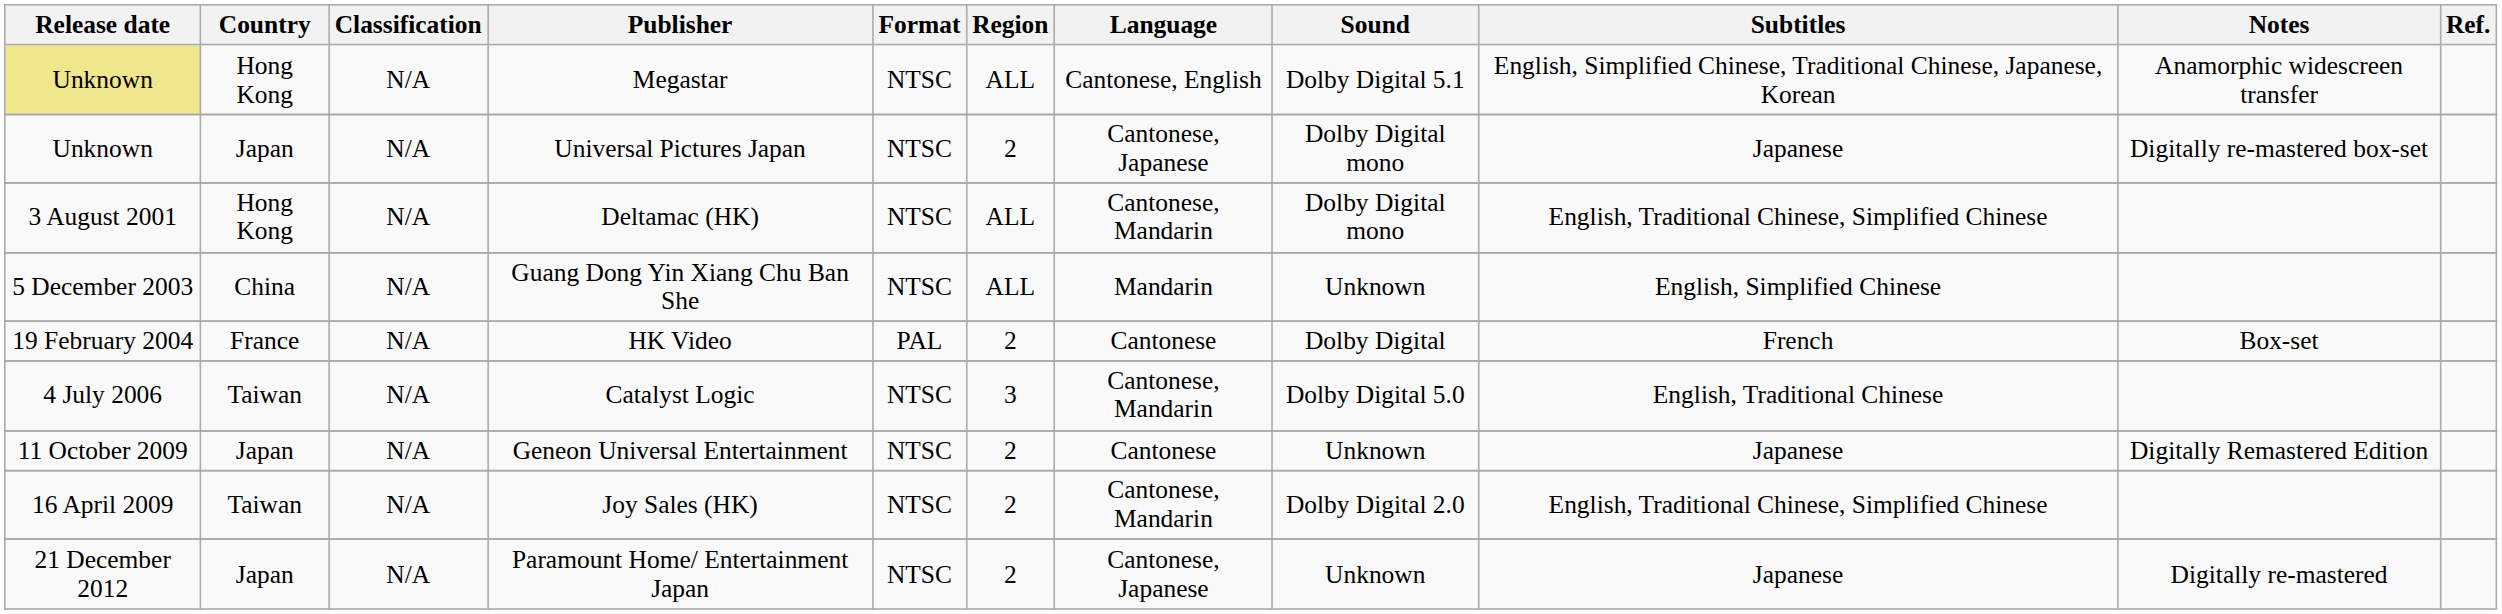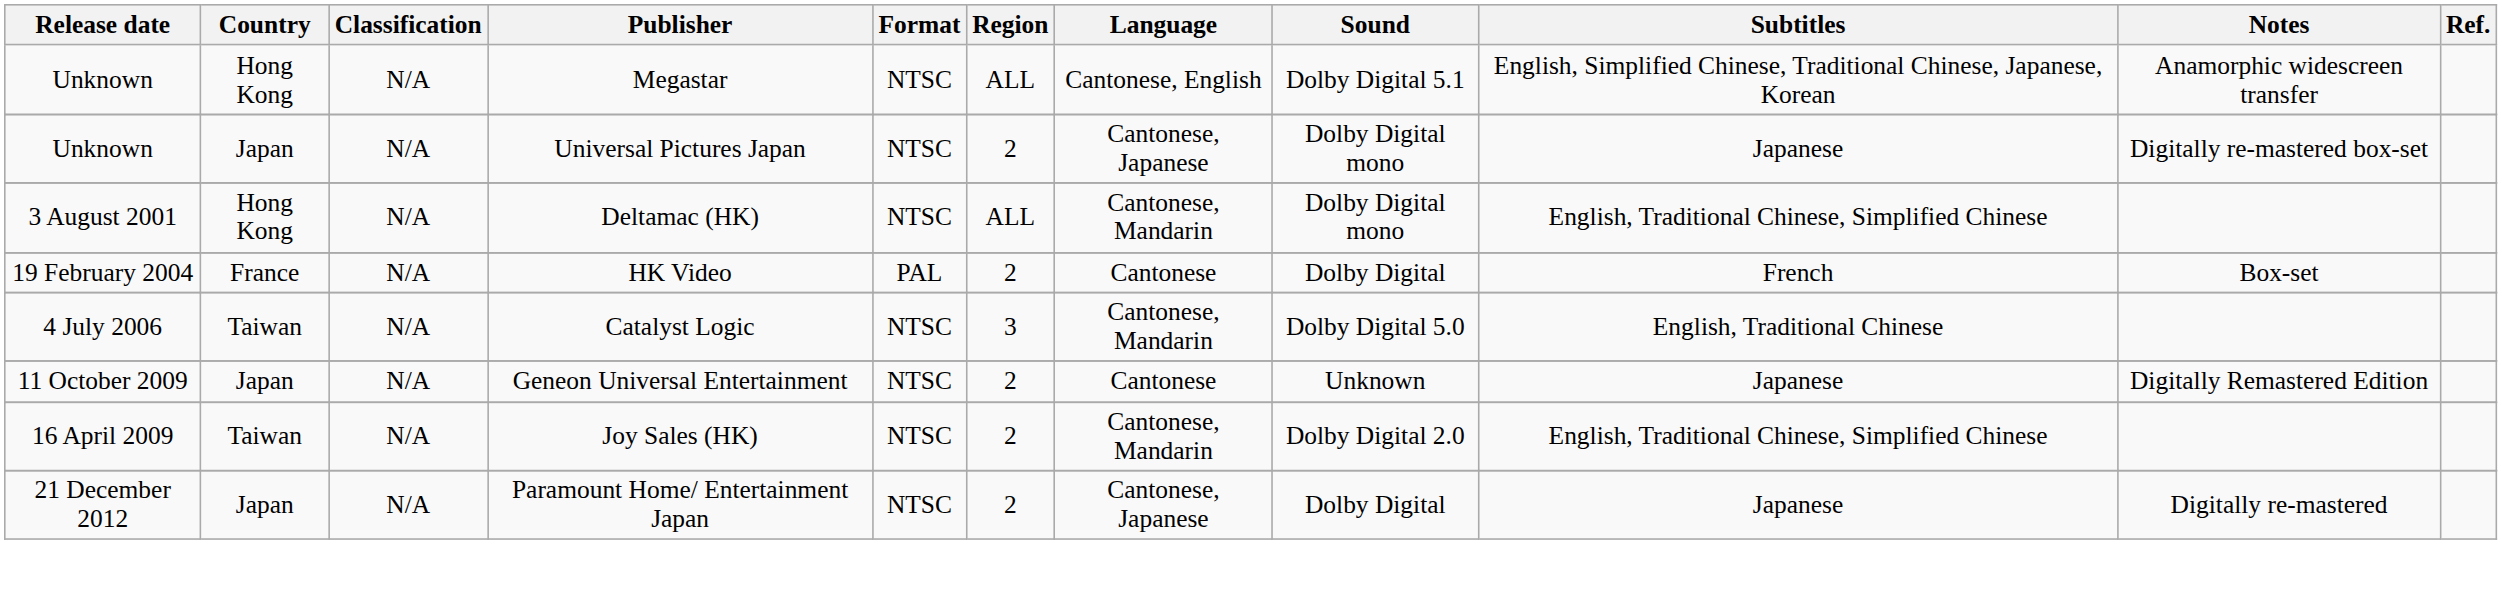(103, 79) khaki background -> (103, 79) no background
- row: (680, 286)
(1375, 573) Unknown -> (1375, 504) Dolby Digital
